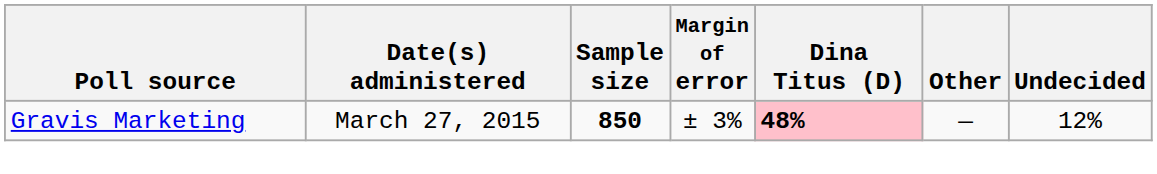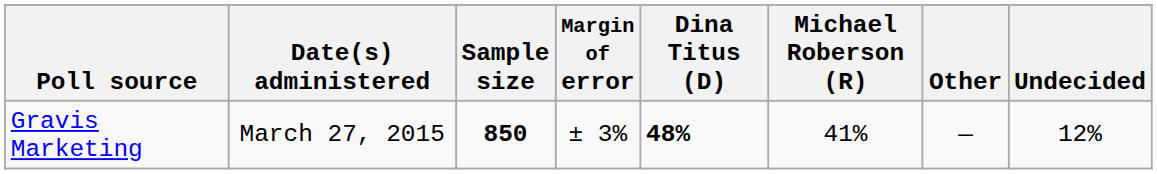+ column: (845, 53)
(783, 121) pink background -> (668, 135) no background
